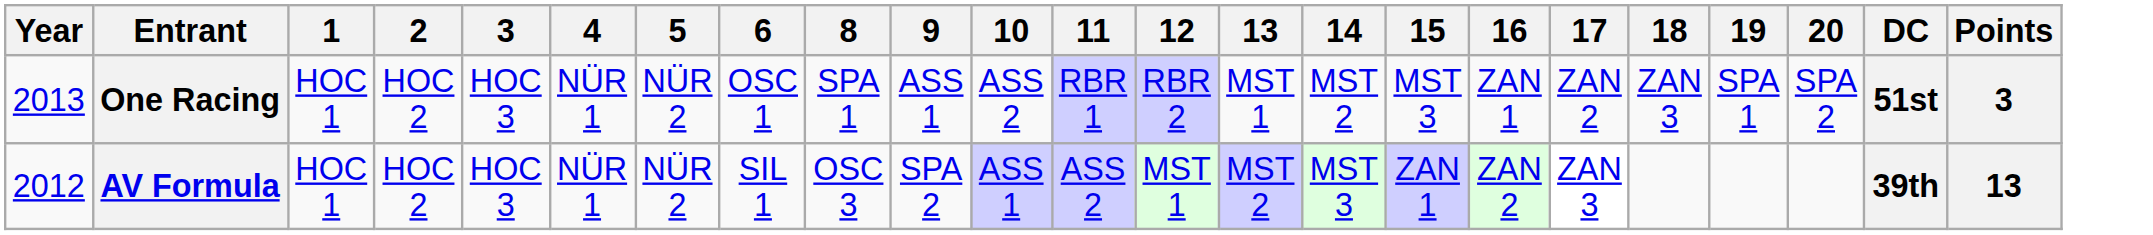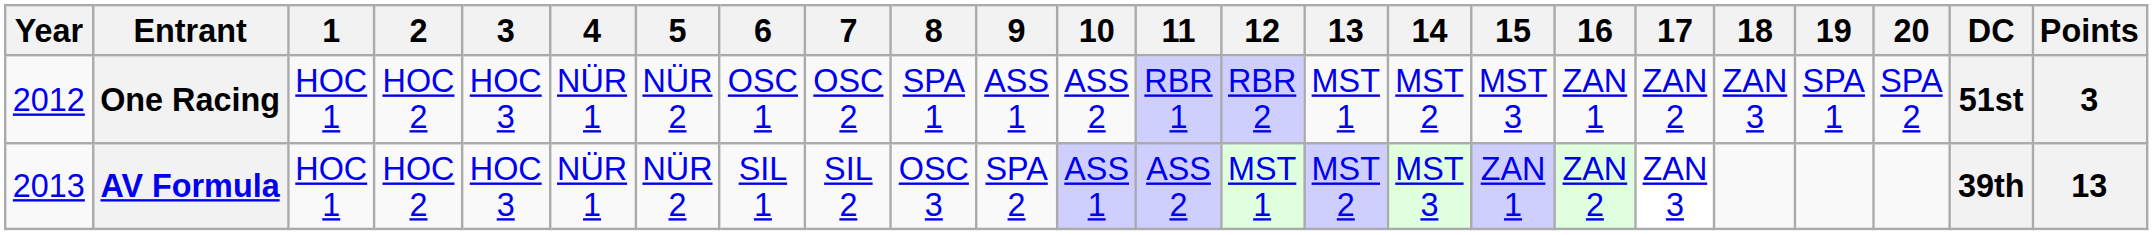+ column: (848, 30)
(49, 99) 2013 -> (49, 99) 2012
(49, 186) 2012 -> (49, 186) 2013
